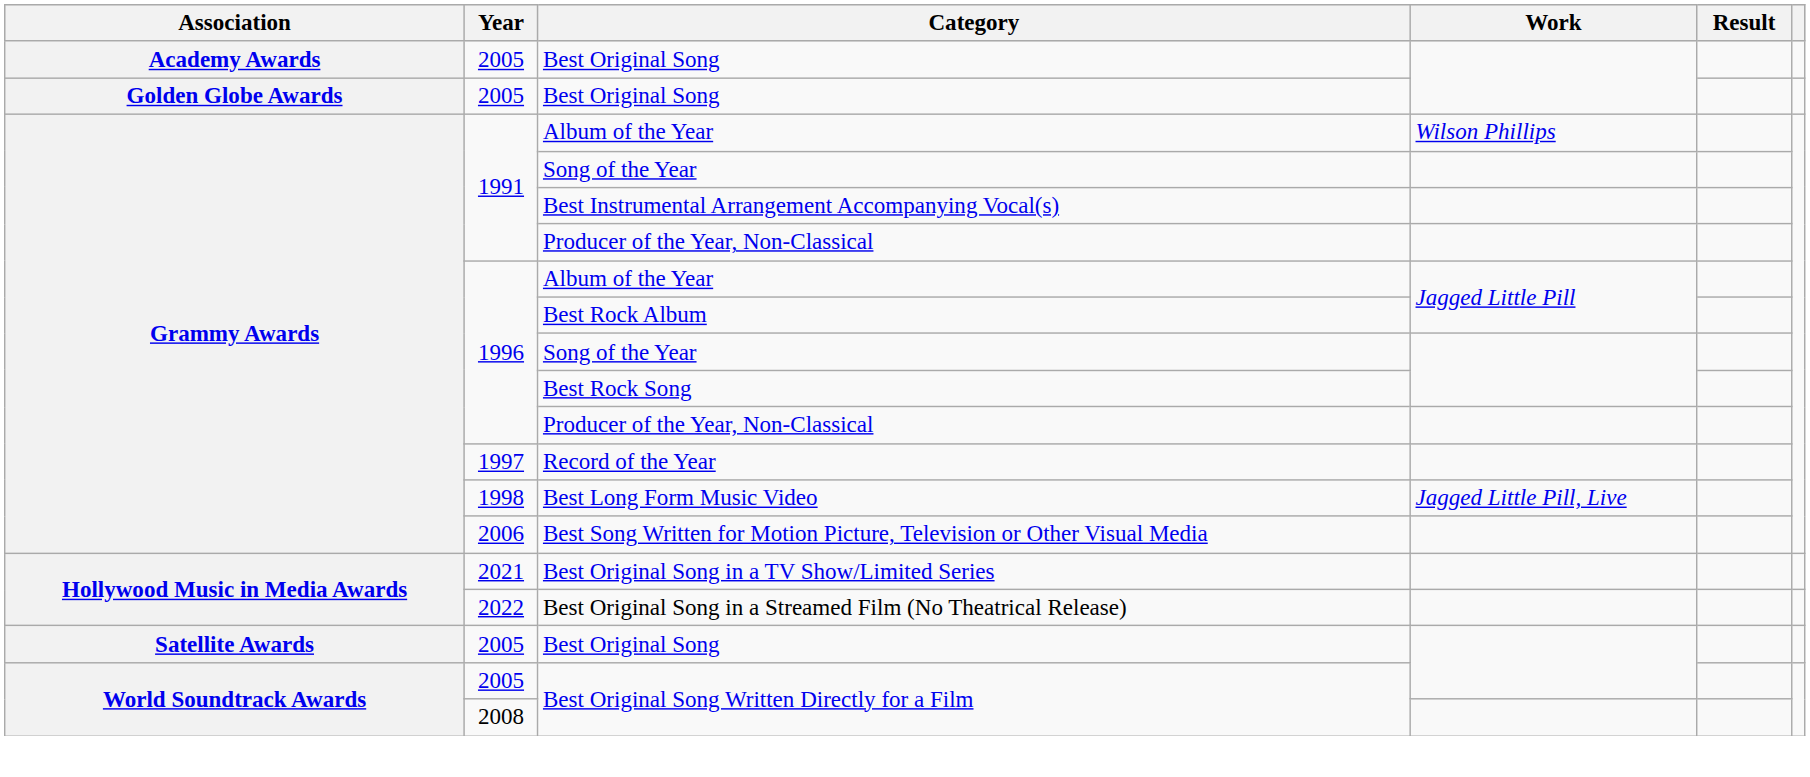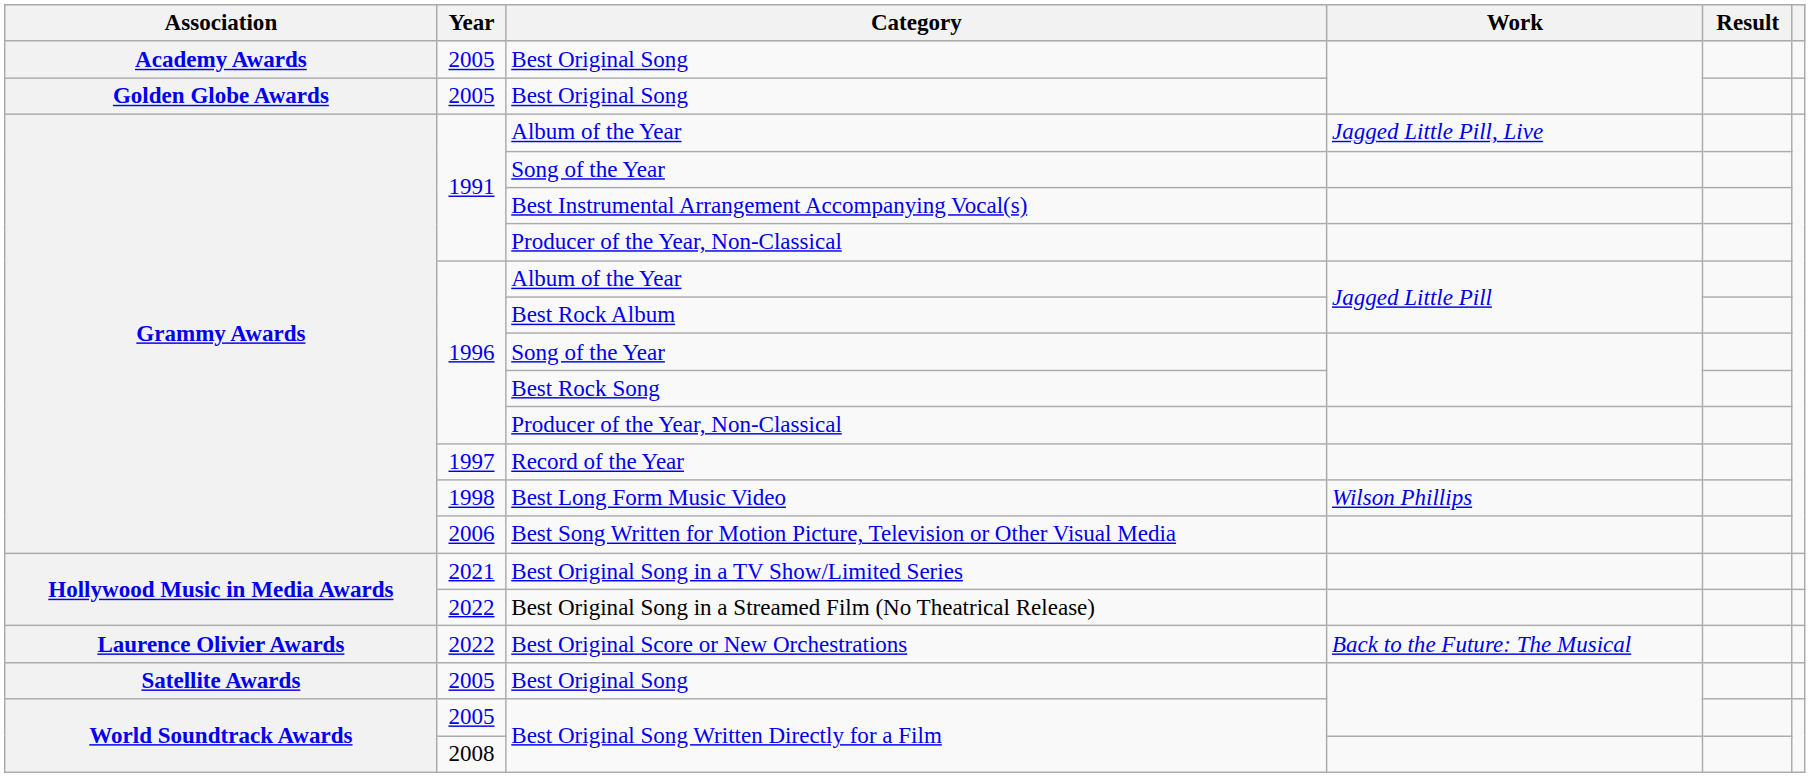(1486, 132) Wilson Phillips -> (1438, 132) Jagged Little Pill, Live
(1521, 497) Jagged Little Pill, Live -> (1402, 497) Wilson Phillips
+ row: (472, 643)
